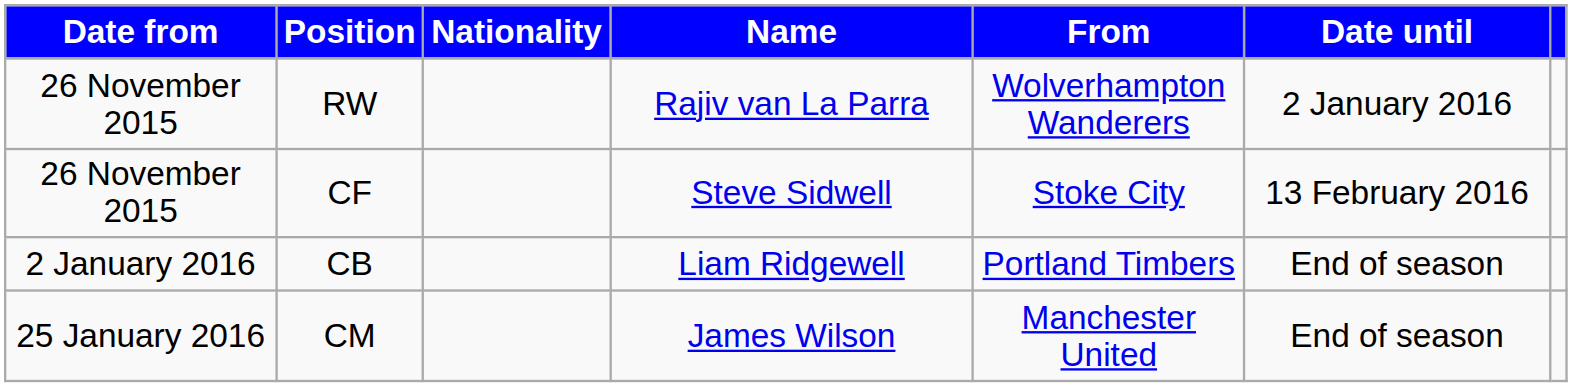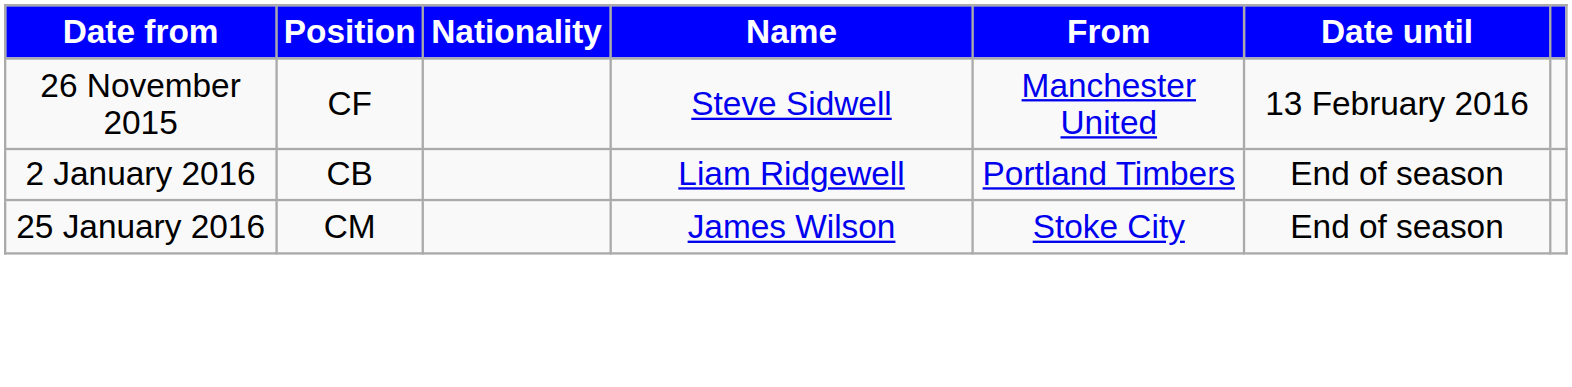- row: (350, 103)
(1109, 193) Stoke City -> (1109, 103) Manchester United
(1109, 336) Manchester United -> (1109, 227) Stoke City
